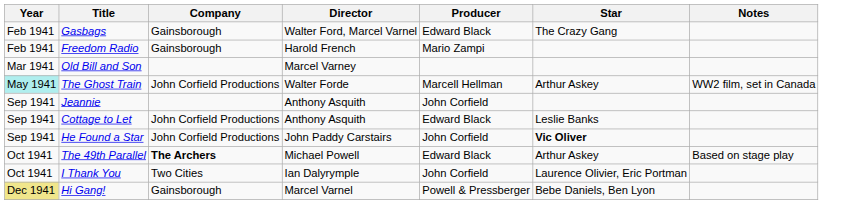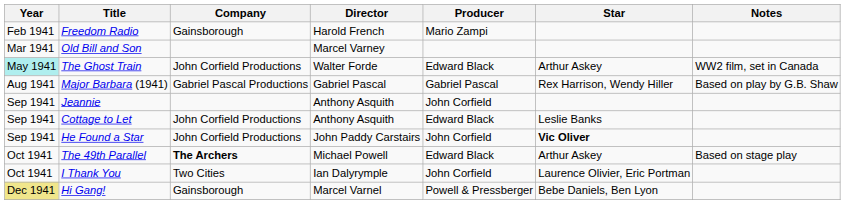- row: (84, 31)
(462, 84) Marcell Hellman -> (460, 66) Edward Black
+ row: (115, 84)
